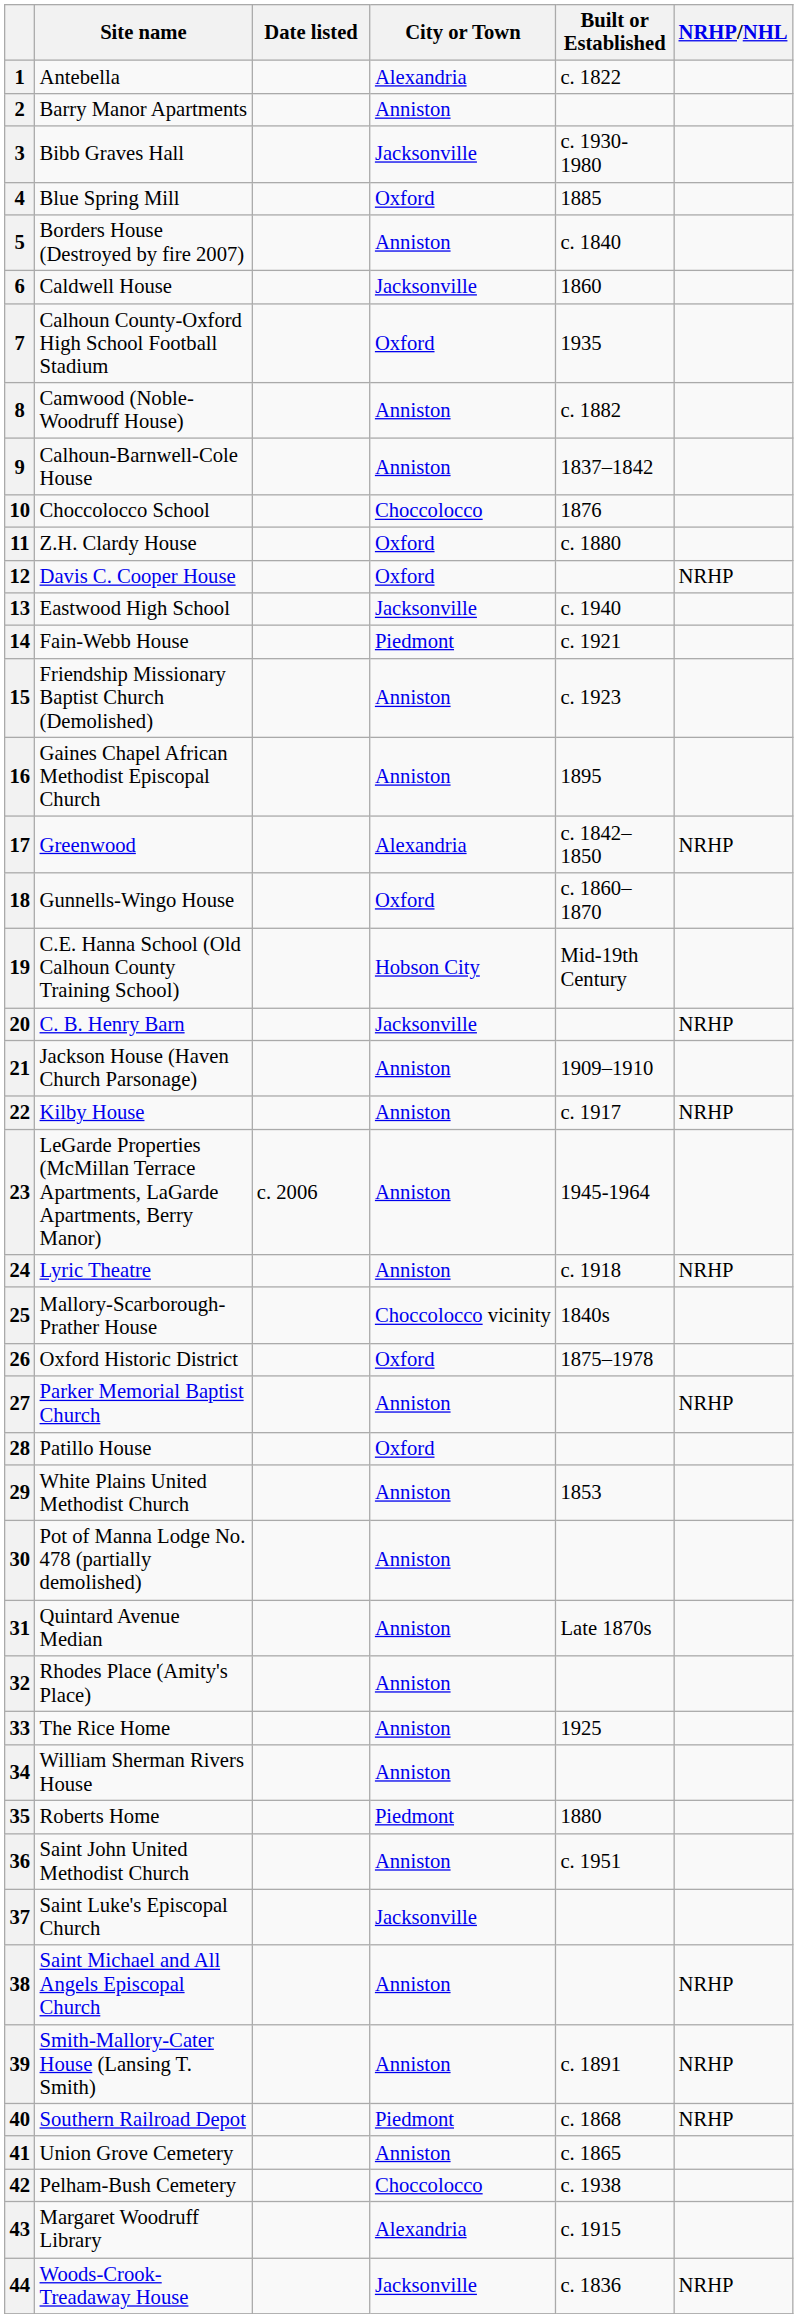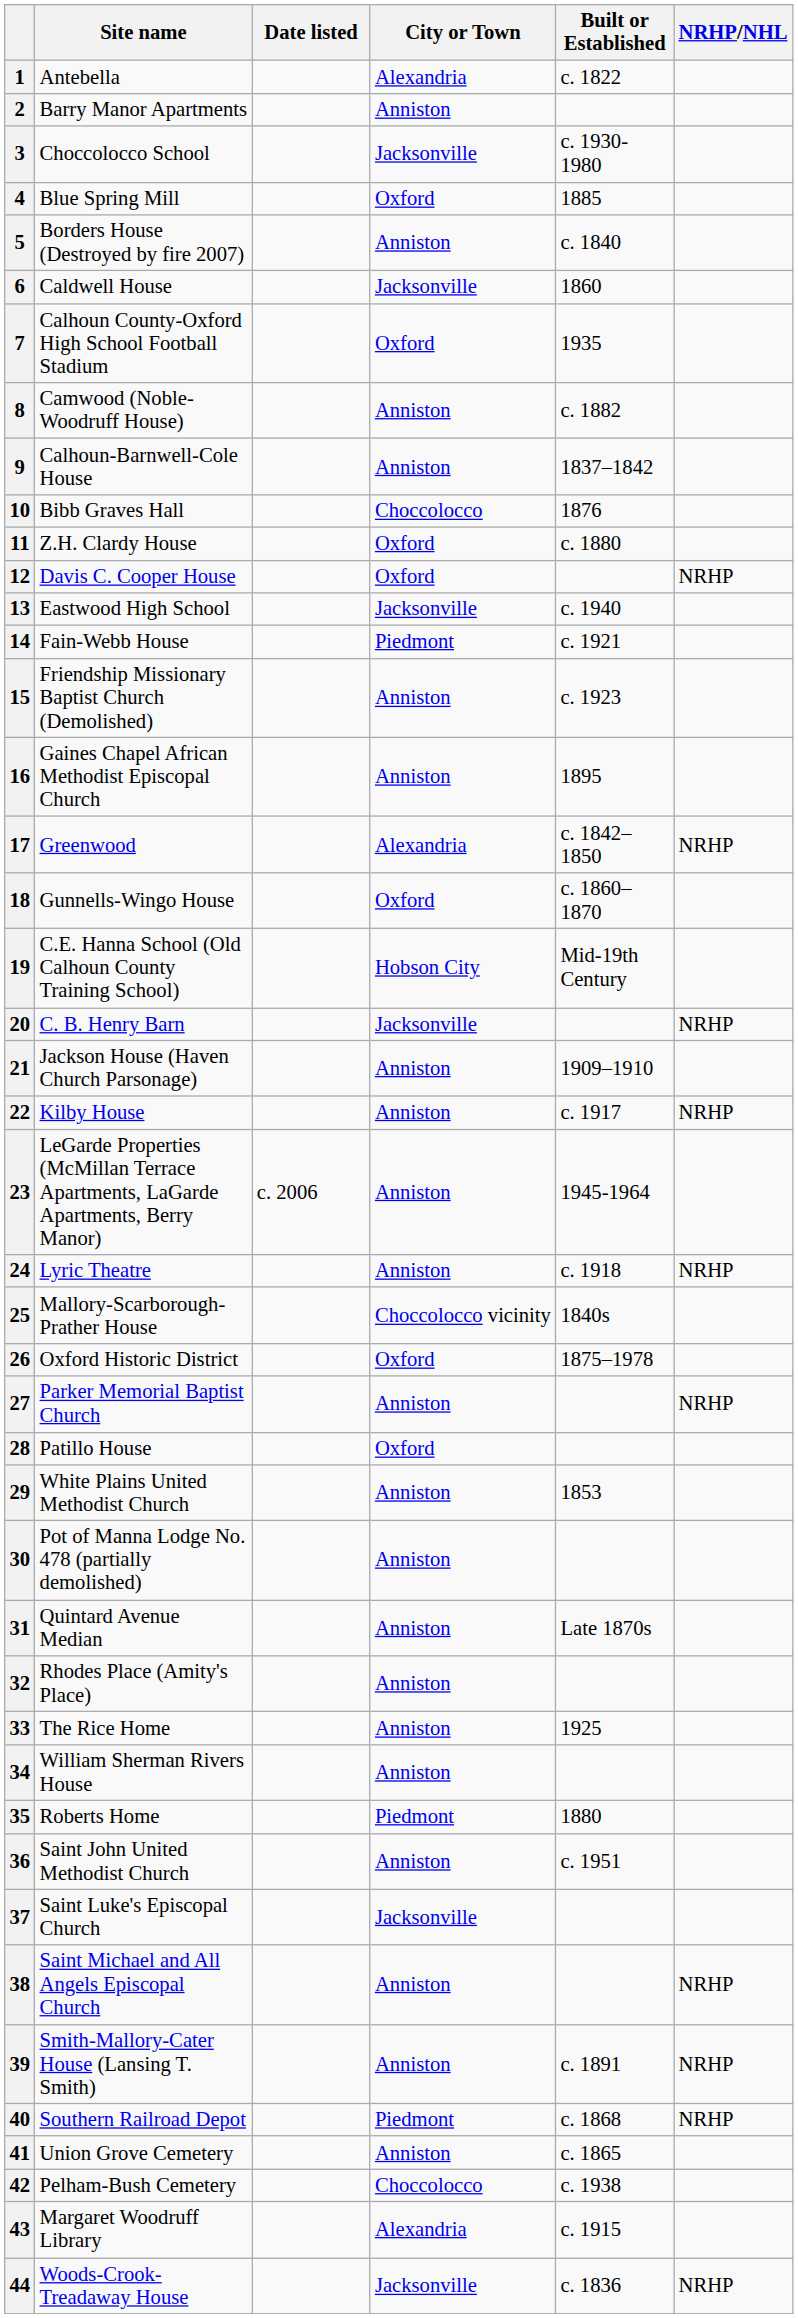(112, 153) Bibb Graves Hall -> (125, 153) Choccolocco School
(125, 510) Choccolocco School -> (112, 510) Bibb Graves Hall
